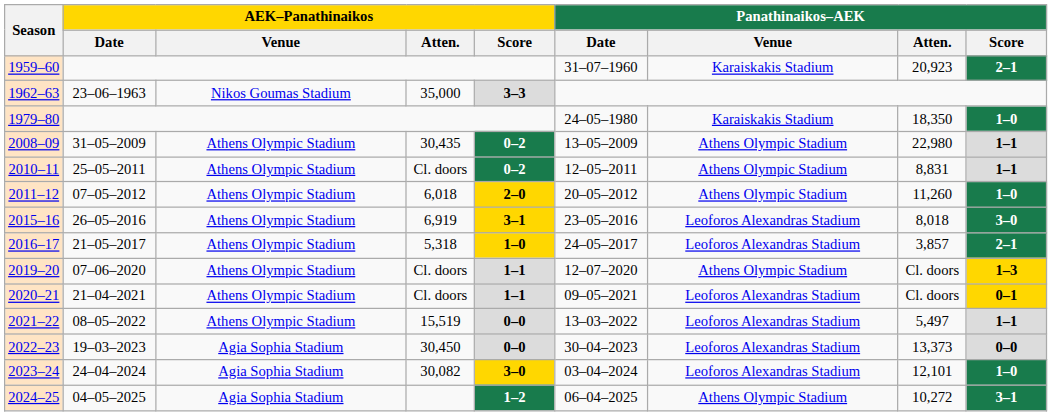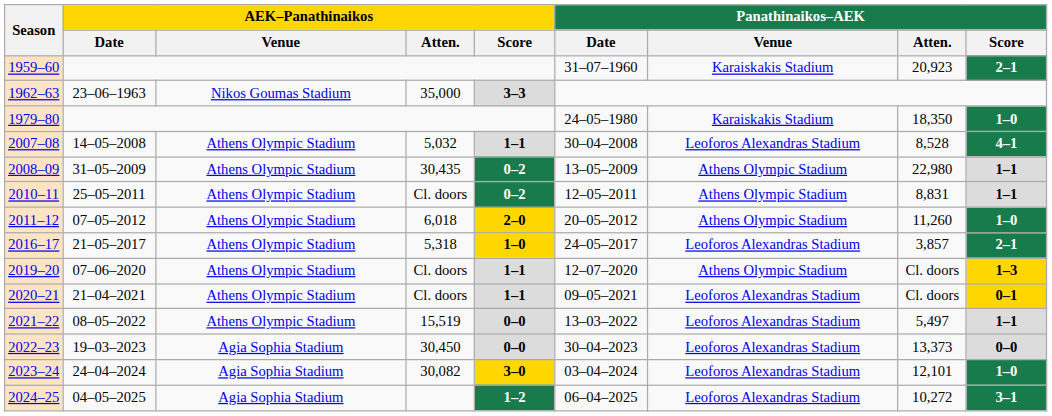+ row: (34, 143)
- row: (34, 220)
(773, 397) Athens Olympic Stadium -> (773, 397) Leoforos Alexandras Stadium
